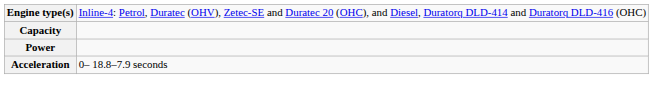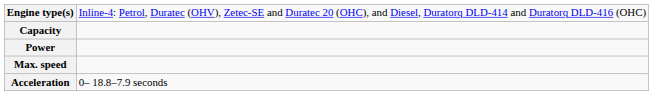+ row: (40, 64)
